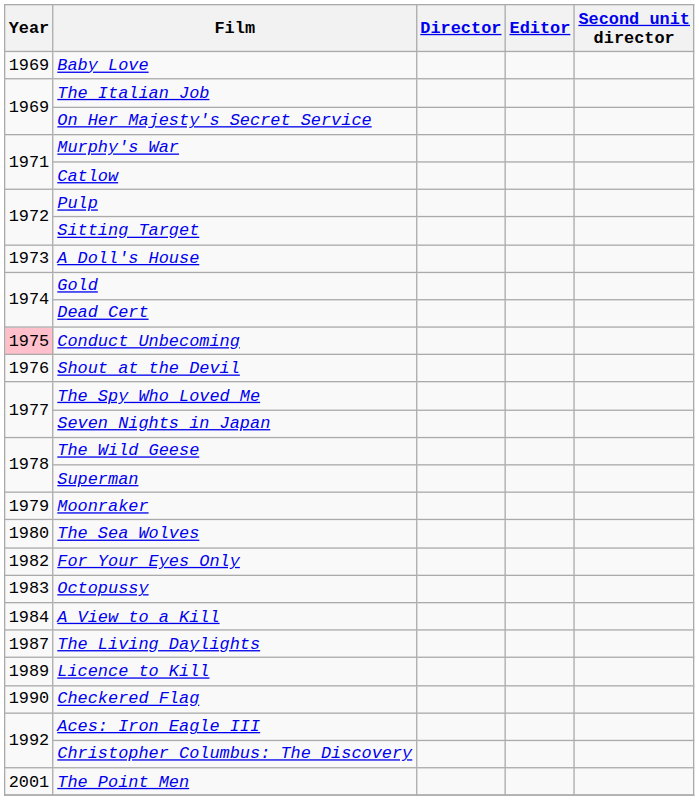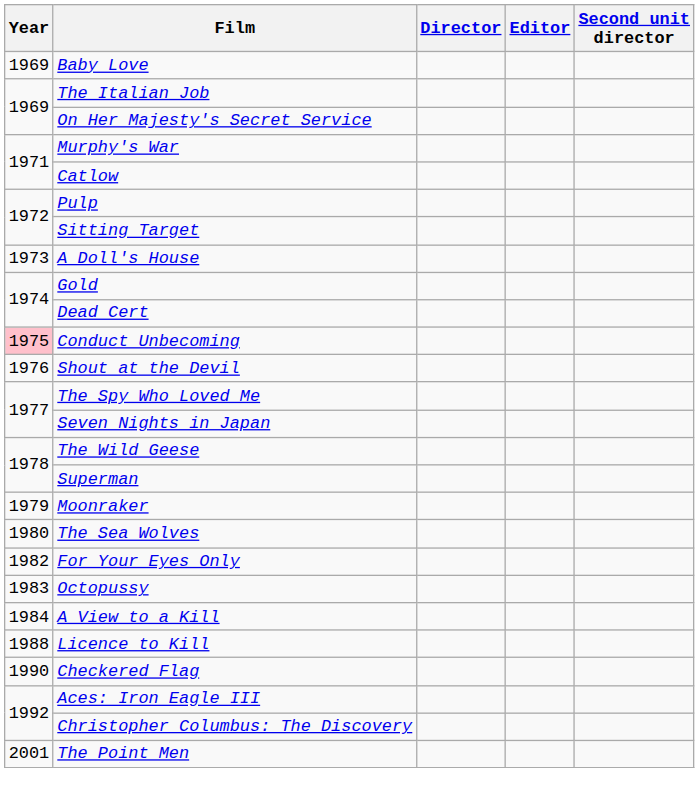- row: (159, 644)
(29, 671) 1989 -> (29, 644) 1988
